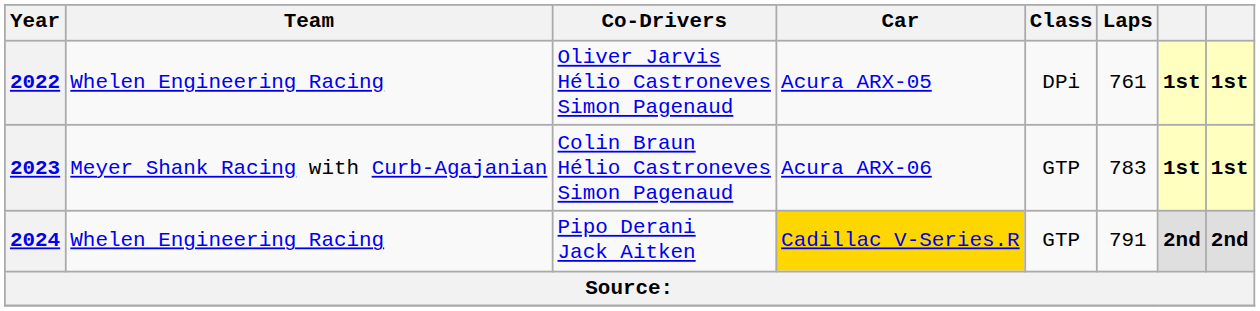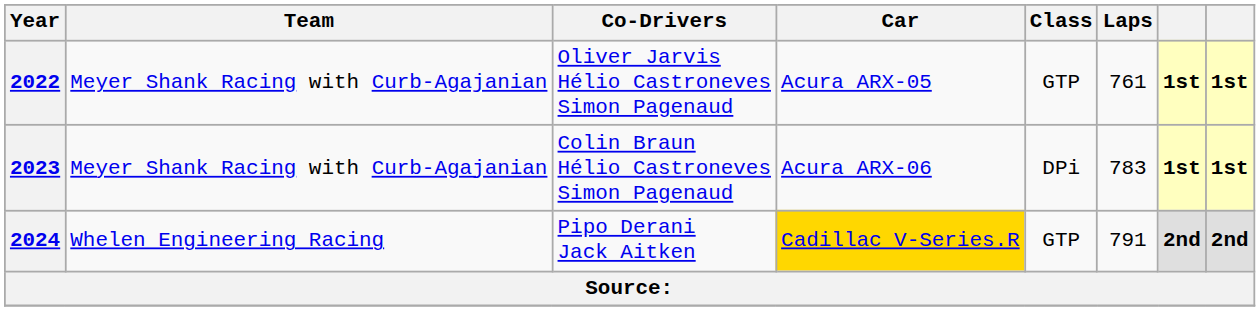(227, 82) Whelen Engineering Racing -> (309, 82) Meyer Shank Racing with Curb-Agajanian
(1061, 82) DPi -> (1061, 82) GTP
(1061, 168) GTP -> (1061, 168) DPi
